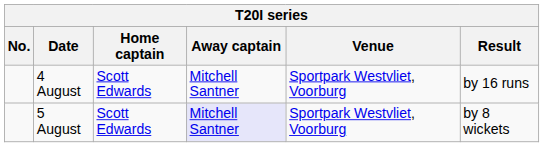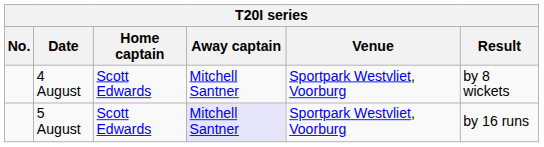(496, 84) by 16 runs -> (486, 84) by 8 wickets
(486, 122) by 8 wickets -> (496, 122) by 16 runs
